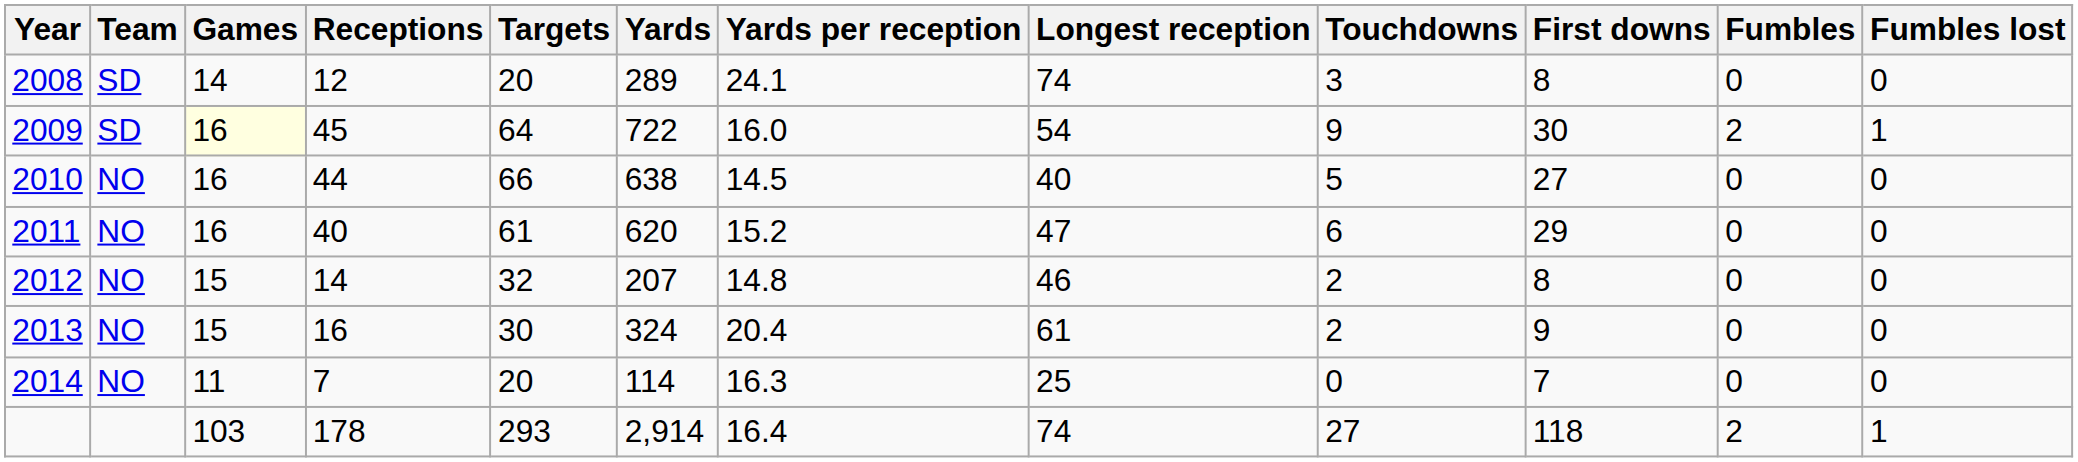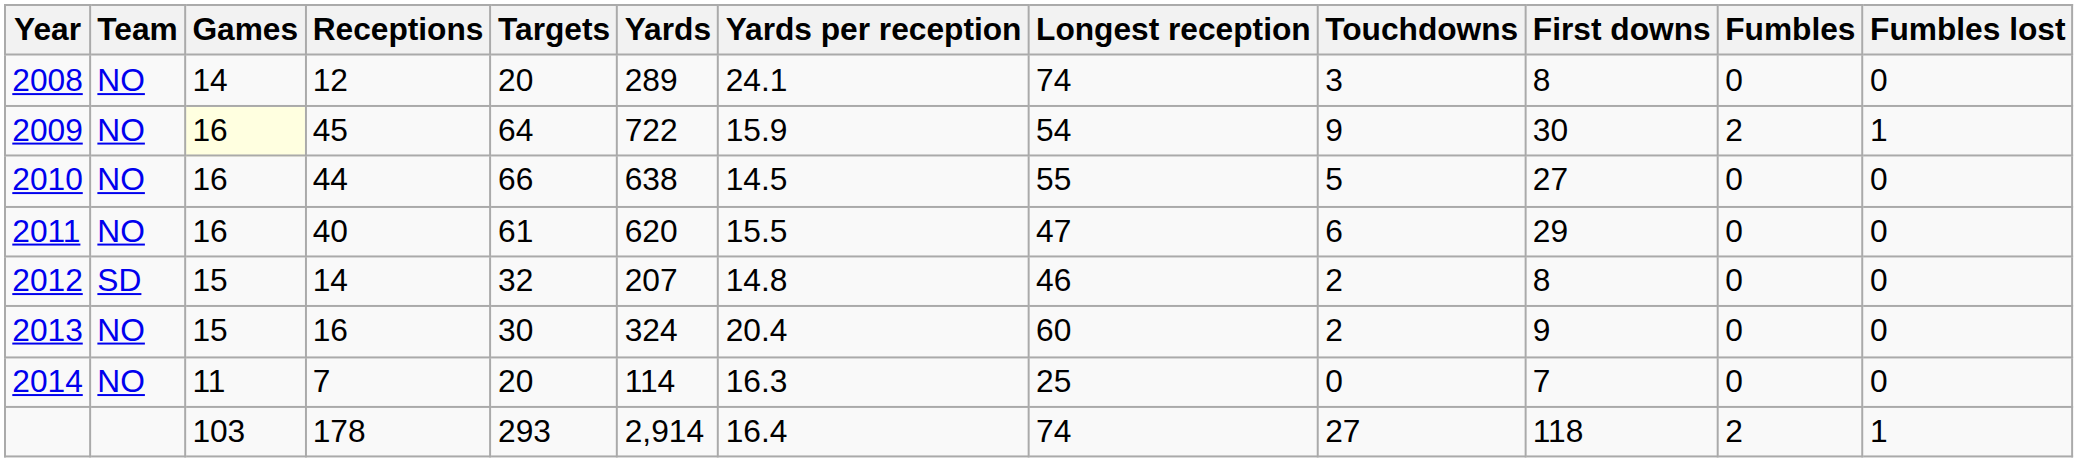(119, 79) SD -> (121, 79) NO
(119, 130) SD -> (121, 130) NO
(756, 130) 16.0 -> (756, 130) 15.9
(1054, 180) 40 -> (1054, 180) 55
(756, 230) 15.2 -> (756, 230) 15.5
(121, 280) NO -> (119, 280) SD
(1054, 331) 61 -> (1054, 331) 60
